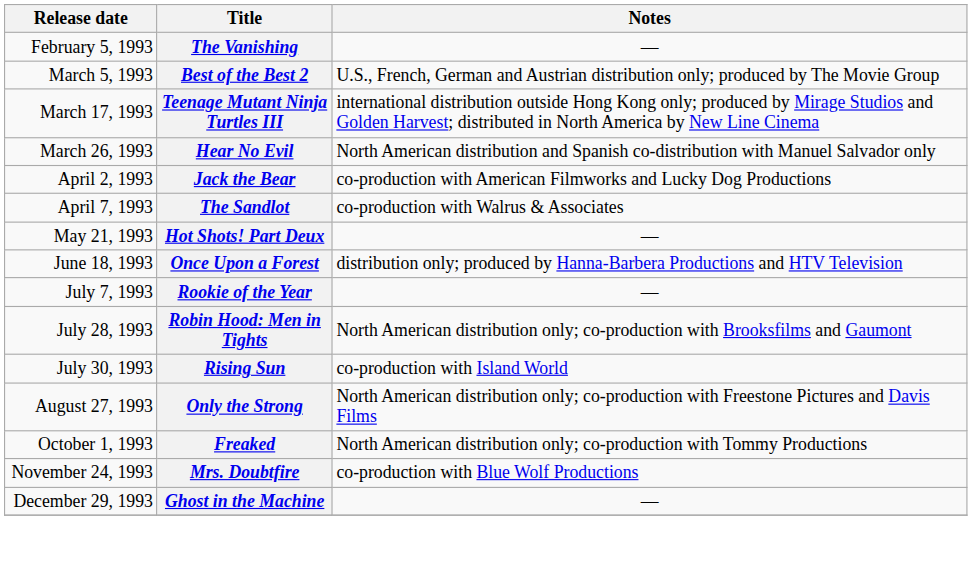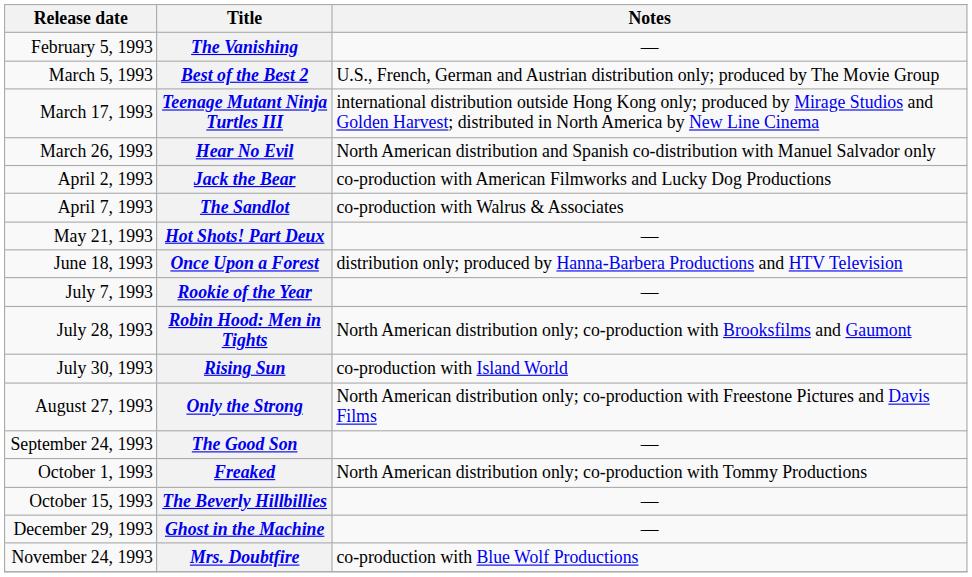+ row: (245, 444)
+ row: (245, 501)
rows swapped: (245, 472) <-> (245, 501)
